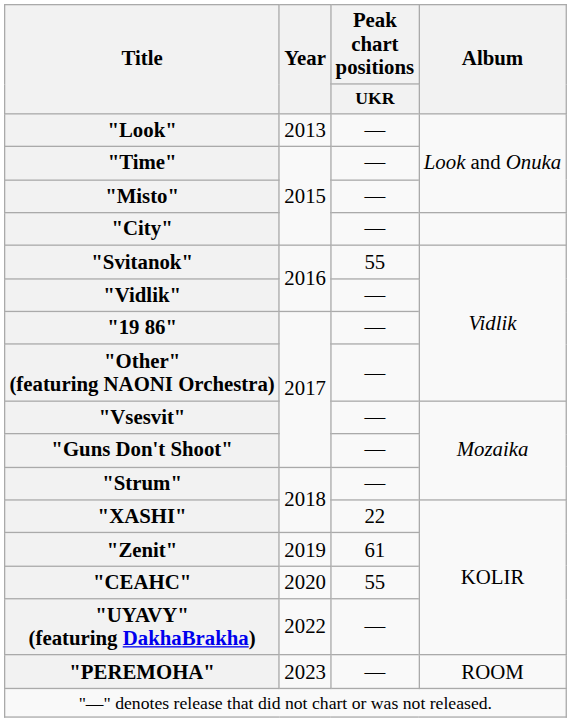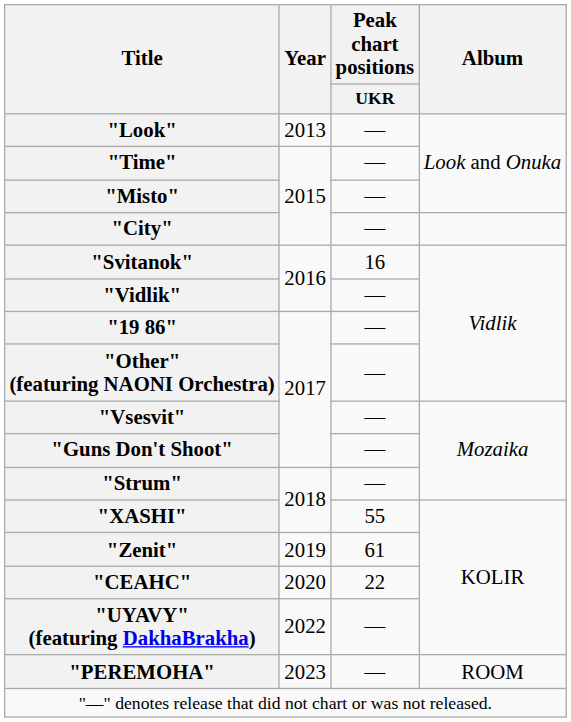(375, 261) 55 -> (375, 261) 16
(375, 516) 22 -> (375, 516) 55
(375, 582) 55 -> (375, 582) 22
